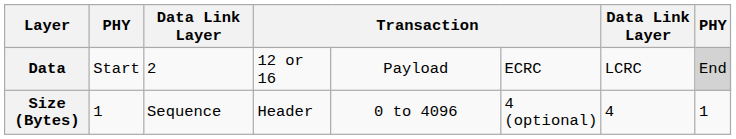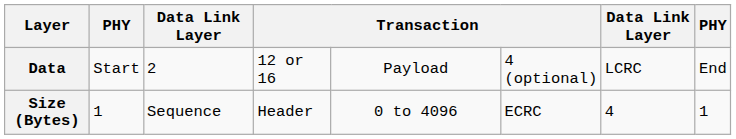(523, 69) ECRC -> (551, 69) 4 (optional)
(713, 69) lightgrey background -> (713, 69) no background
(551, 112) 4 (optional) -> (523, 112) ECRC
